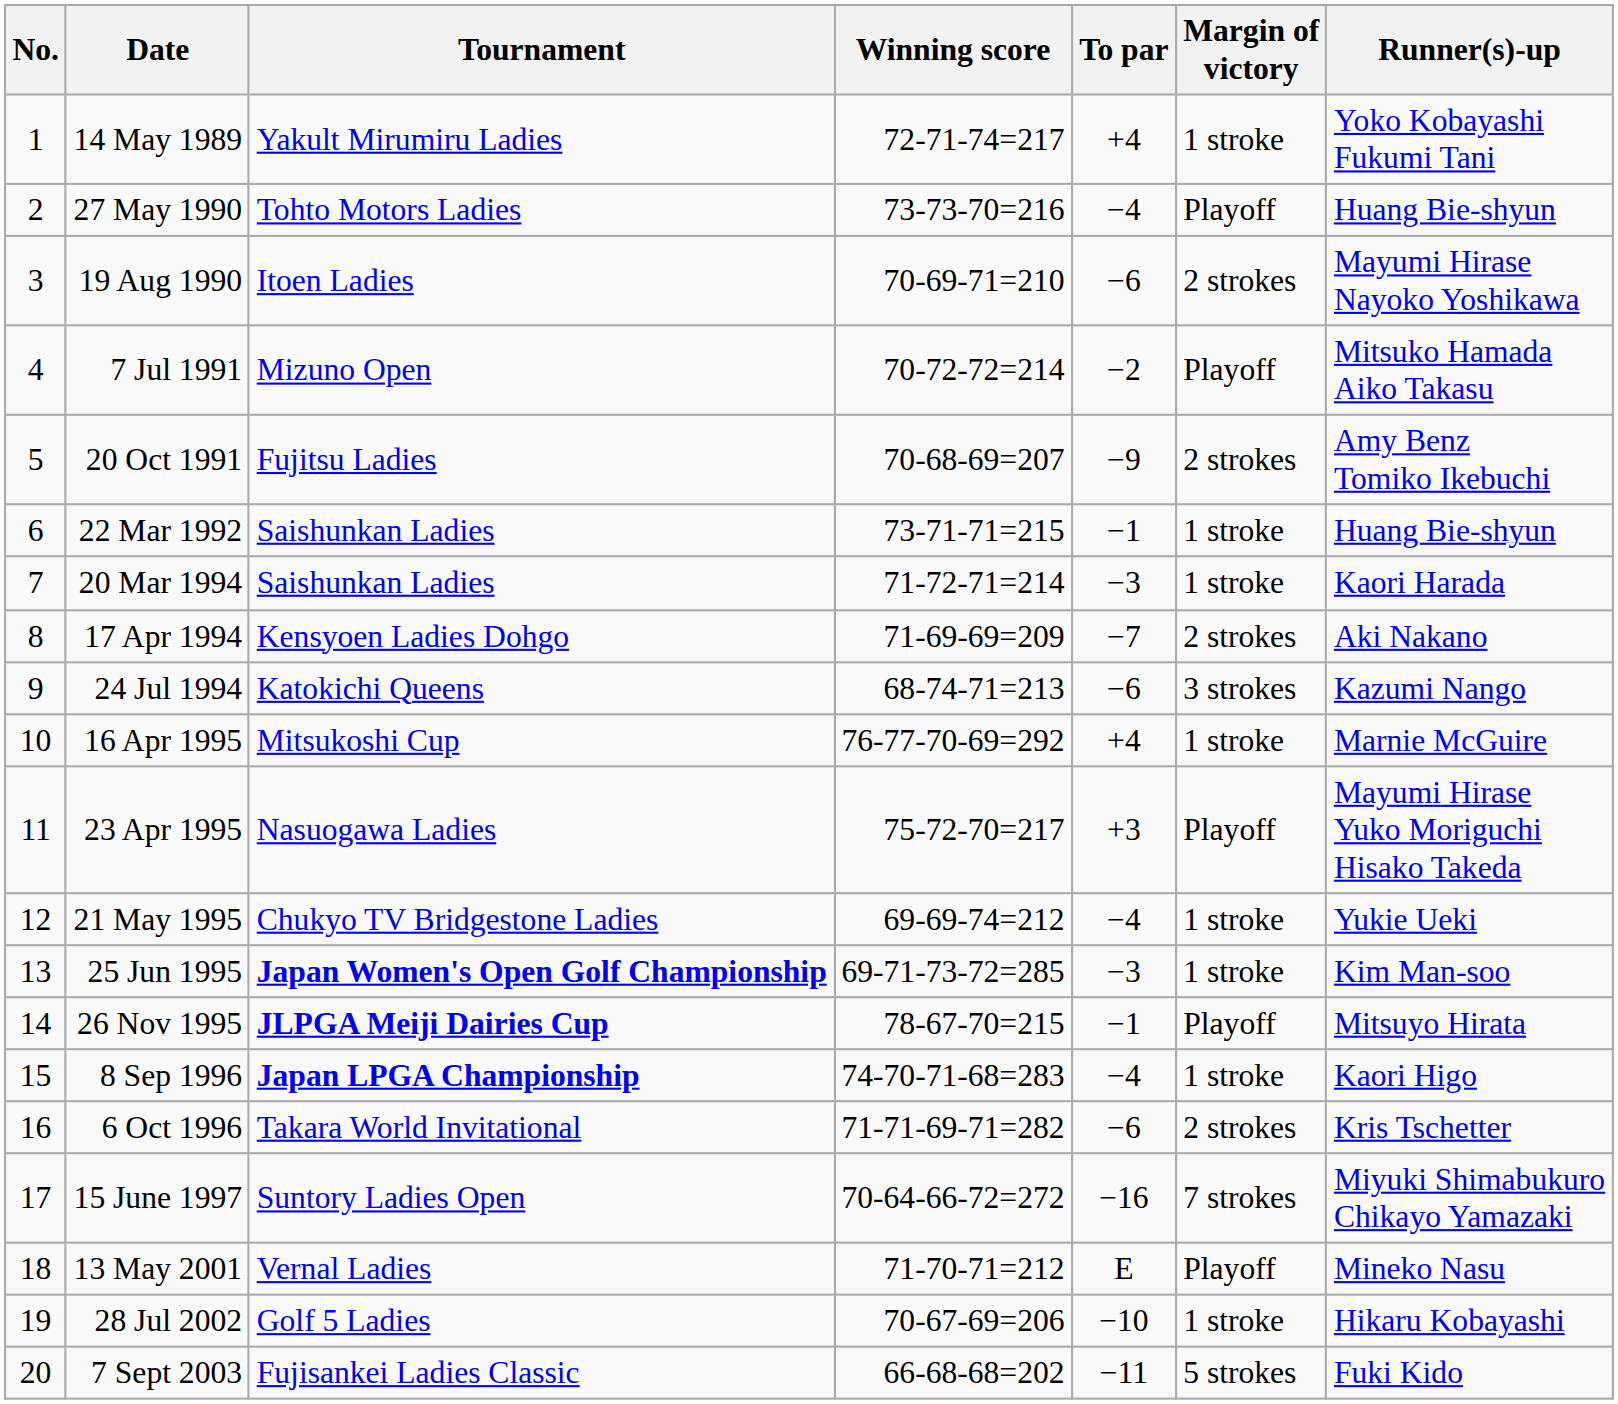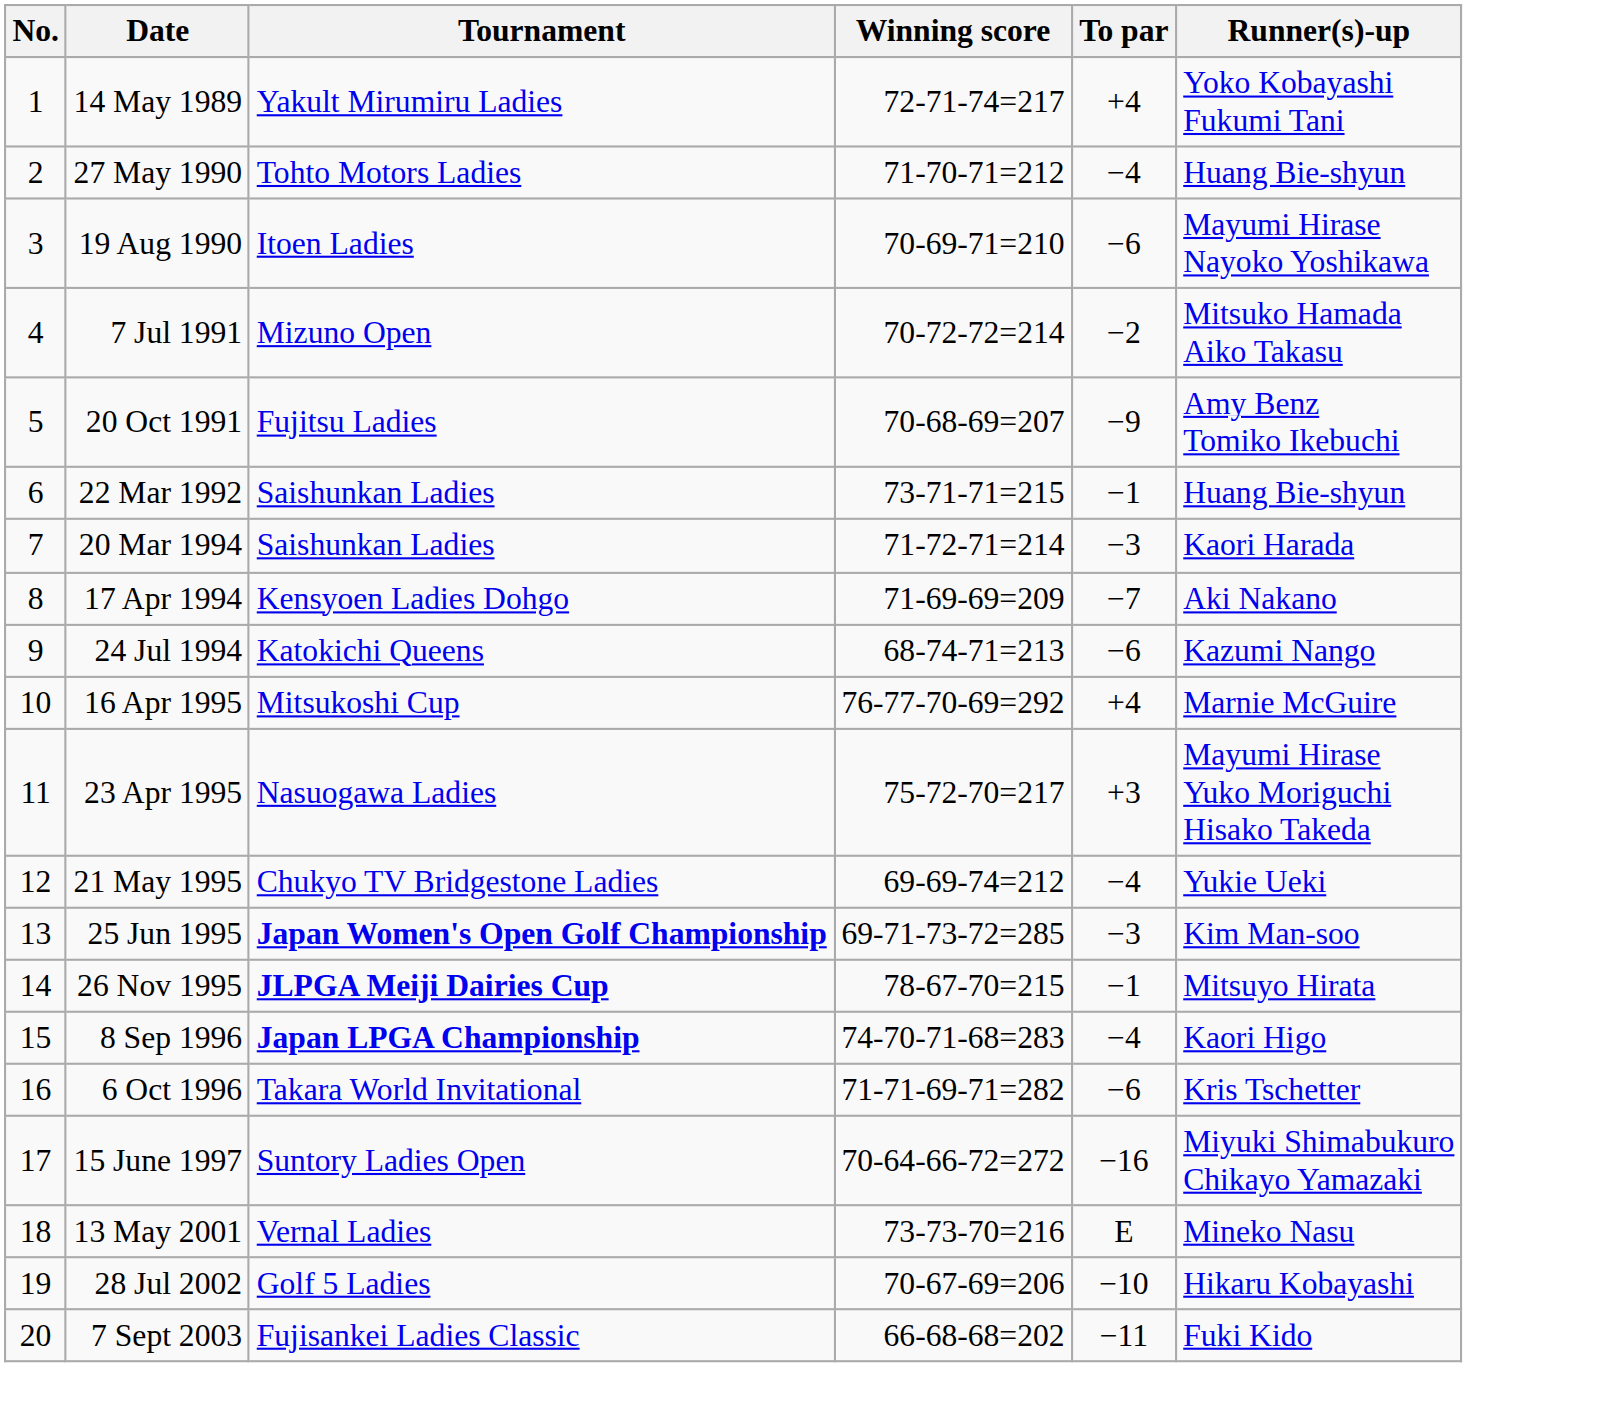- column: (1251, 49)
(974, 209) 73-73-70=216 -> (974, 172) 71-70-71=212
(974, 1268) 71-70-71=212 -> (974, 1231) 73-73-70=216
